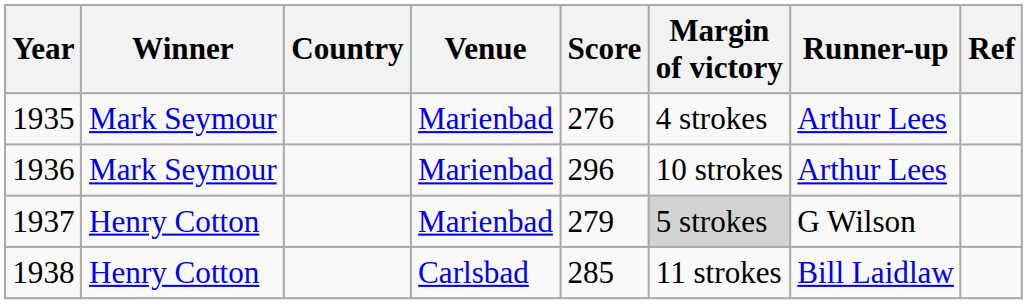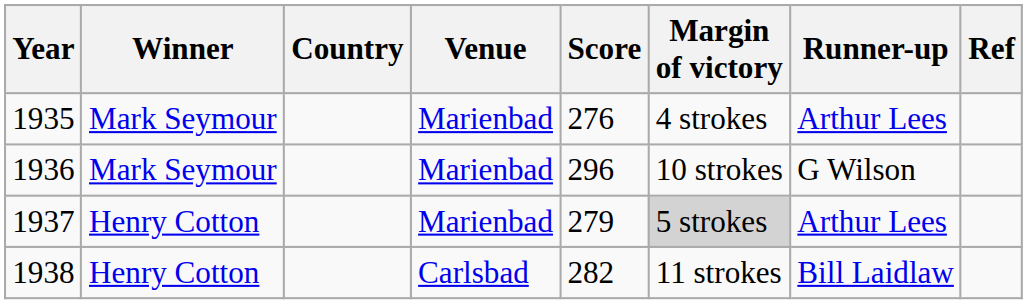(872, 170) Arthur Lees -> (857, 170) G Wilson
(857, 221) G Wilson -> (872, 221) Arthur Lees
(591, 272) 285 -> (591, 272) 282
